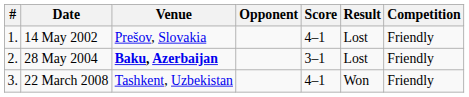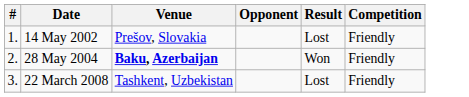- column: (321, 15)
(356, 59) Lost -> (317, 59) Won
(356, 80) Won -> (317, 80) Lost
